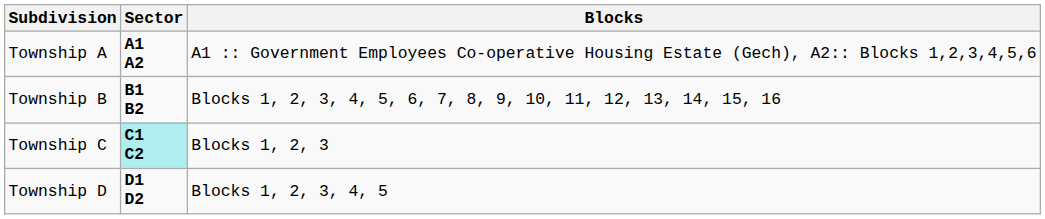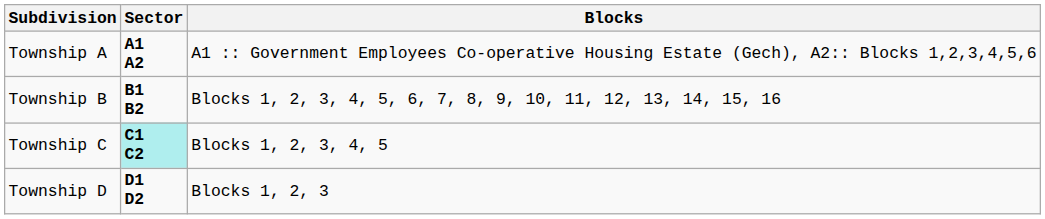(260, 145) Blocks 1, 2, 3 -> (290, 145) Blocks 1, 2, 3, 4, 5
(290, 191) Blocks 1, 2, 3, 4, 5 -> (260, 191) Blocks 1, 2, 3
